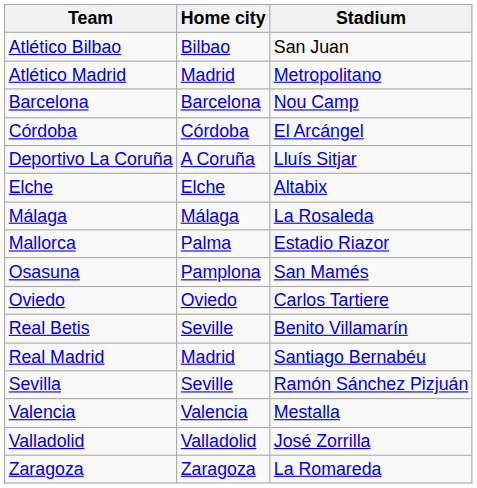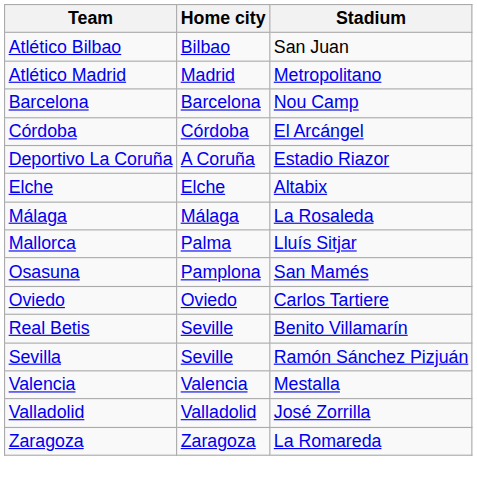(315, 159) Lluís Sitjar -> (332, 159) Estadio Riazor
(332, 243) Estadio Riazor -> (315, 243) Lluís Sitjar
- row: (57, 356)
